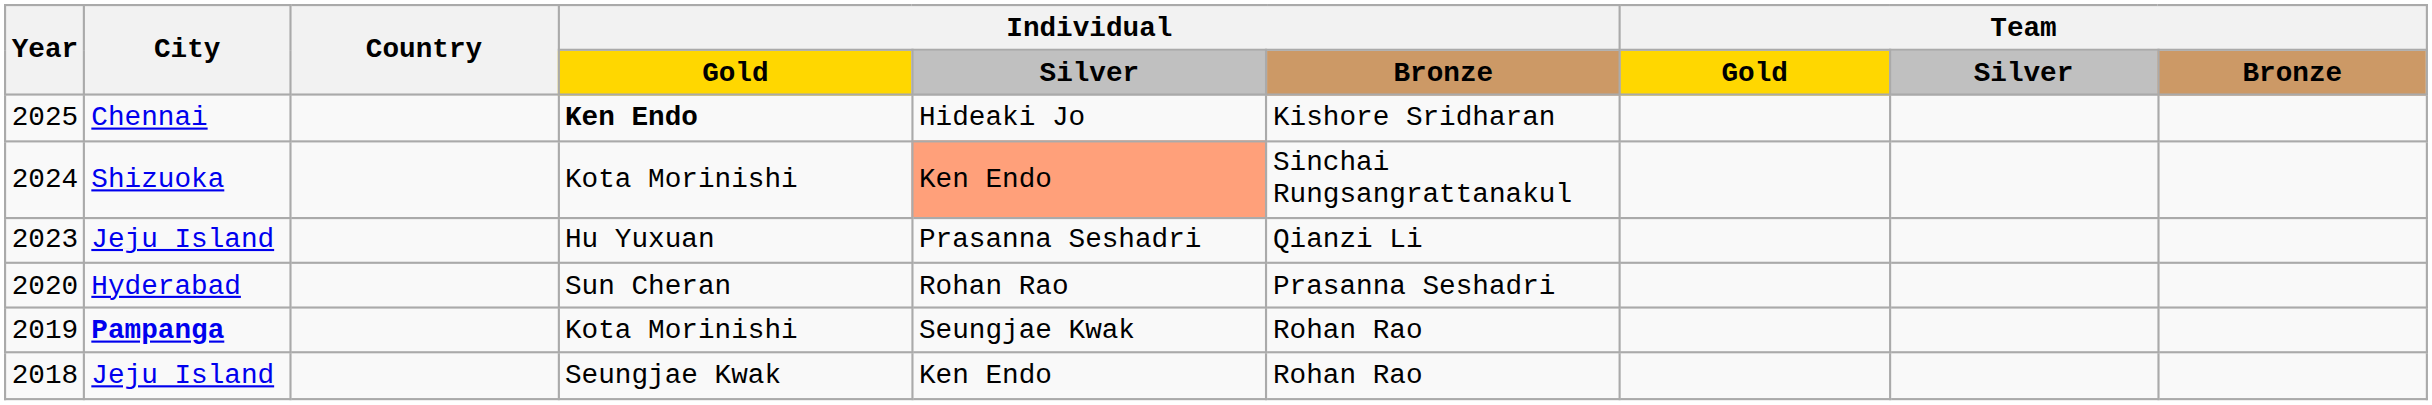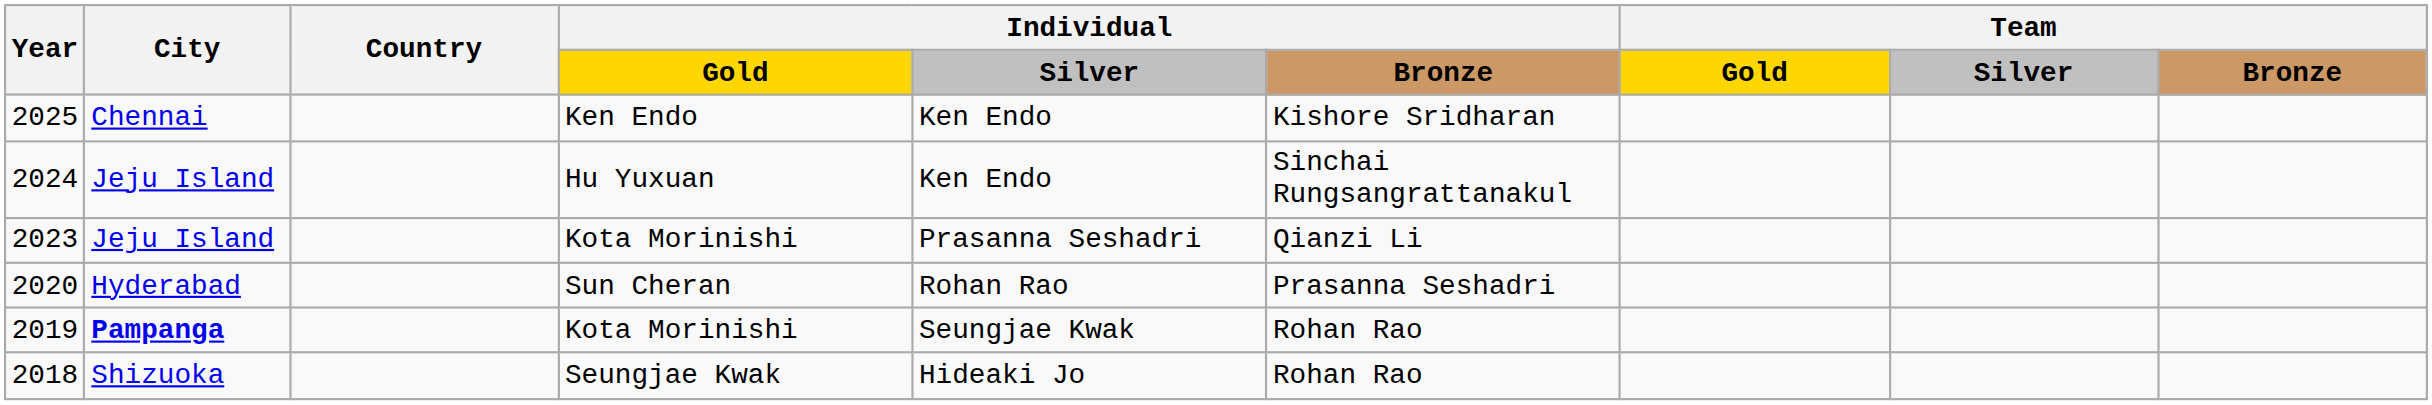(631, 118) bold -> (631, 118) normal
(1002, 118) Hideaki Jo -> (985, 118) Ken Endo
(158, 179) Shizuoka -> (183, 179) Jeju Island
(681, 179) Kota Morinishi -> (640, 179) Hu Yuxuan
(985, 179) lightsalmon background -> (985, 179) no background
(640, 240) Hu Yuxuan -> (681, 240) Kota Morinishi
(183, 375) Jeju Island -> (158, 375) Shizuoka
(985, 375) Ken Endo -> (1002, 375) Hideaki Jo
